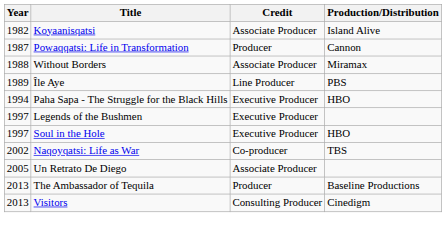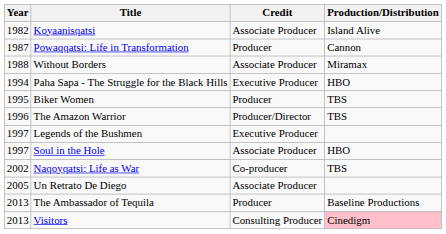- row: (49, 82)
+ row: (64, 99)
+ row: (80, 116)
(275, 133) Executive Producer -> (275, 151) Associate Producer
(349, 202) no background -> (349, 220) pink background
